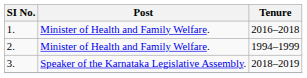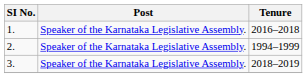(125, 30) Minister of Health and Family Welfare. -> (143, 30) Speaker of the Karnataka Legislative Assembly.
(125, 47) Minister of Health and Family Welfare. -> (143, 47) Speaker of the Karnataka Legislative Assembly.
